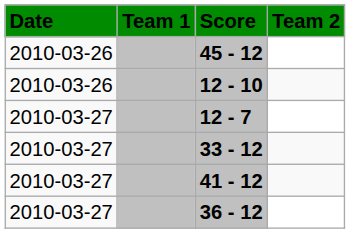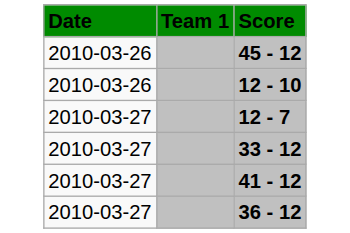- column: (306, 21)
